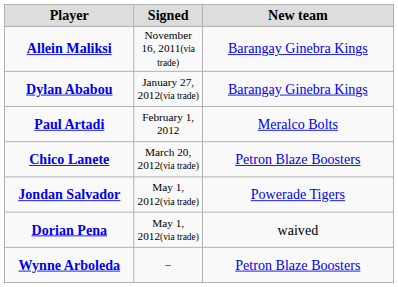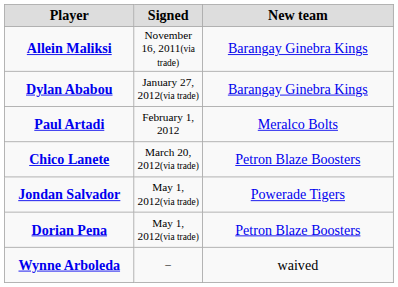(298, 230) waived -> (298, 230) Petron Blaze Boosters
(298, 265) Petron Blaze Boosters -> (298, 265) waived
